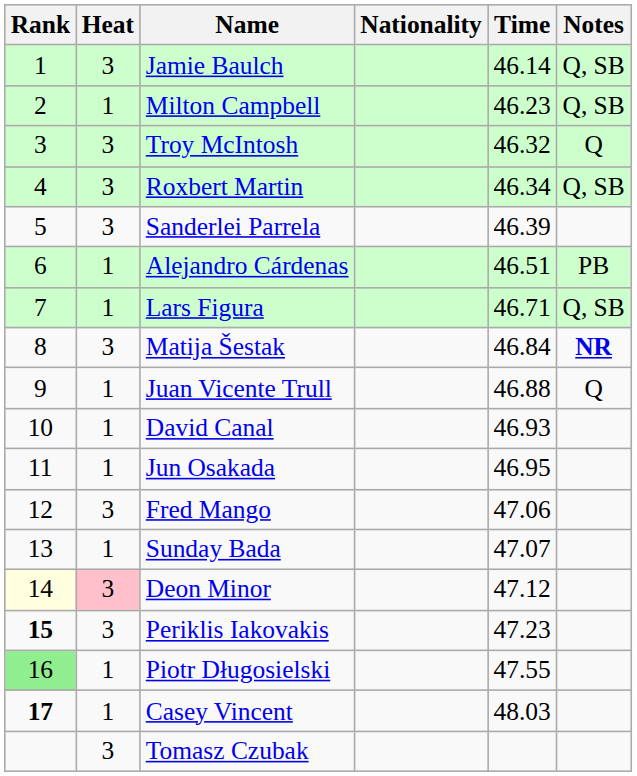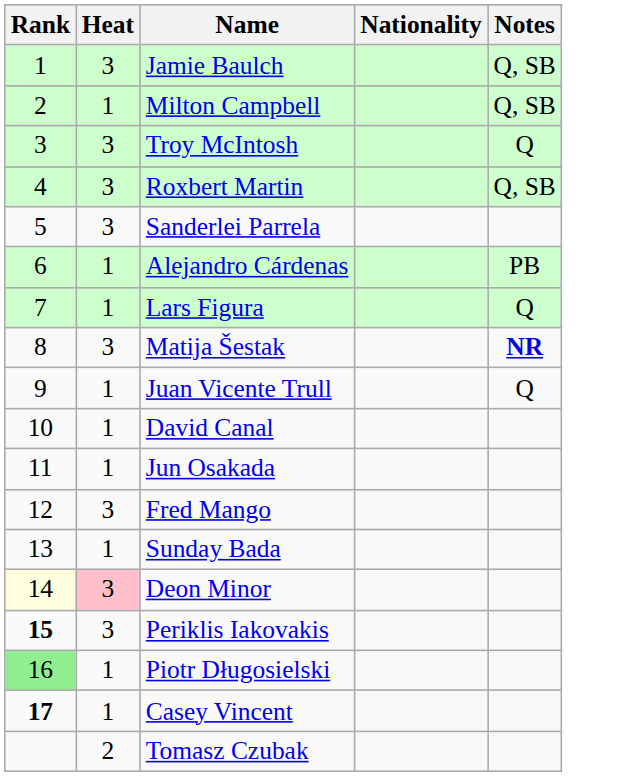- column: (522, 24)
(594, 307) Q, SB -> (525, 307) Q
(108, 750) 3 -> (108, 750) 2
